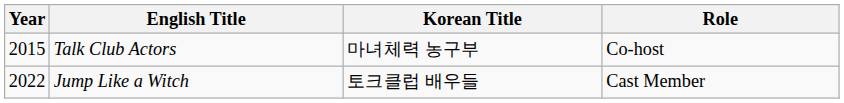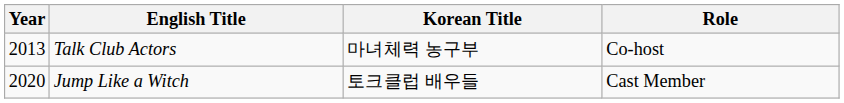(27, 49) 2015 -> (27, 49) 2013
(27, 81) 2022 -> (27, 81) 2020
